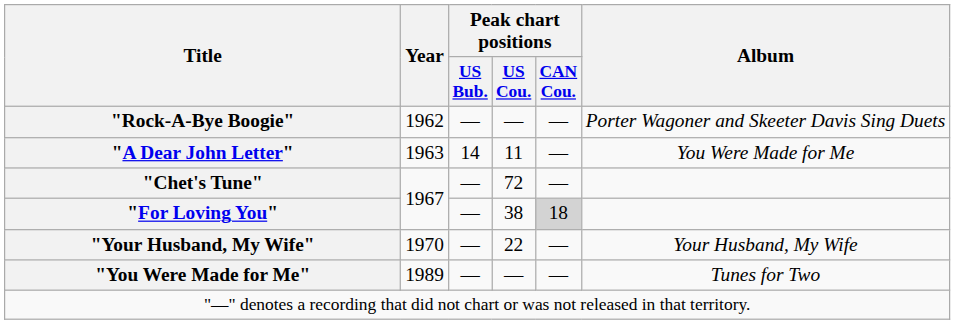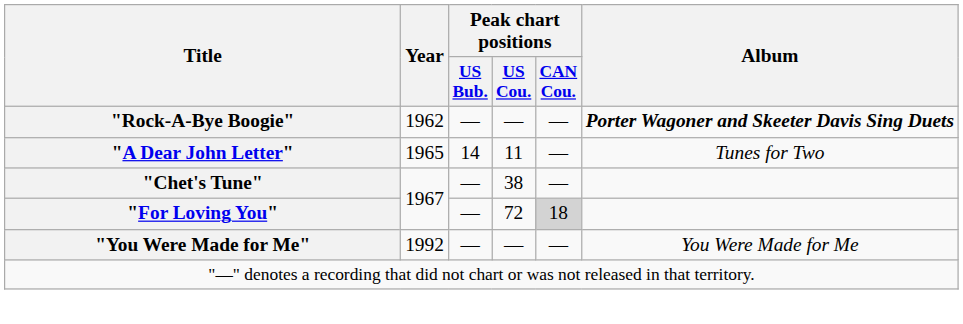(766, 121) normal -> (770, 121) bold
(425, 152) 1963 -> (425, 152) 1965
(766, 152) You Were Made for Me -> (770, 152) Tunes for Two
(514, 183) 72 -> (514, 183) 38
(514, 213) 38 -> (514, 213) 72
- row: (203, 244)
(425, 275) 1989 -> (425, 244) 1992
(766, 275) Tunes for Two -> (770, 244) You Were Made for Me
